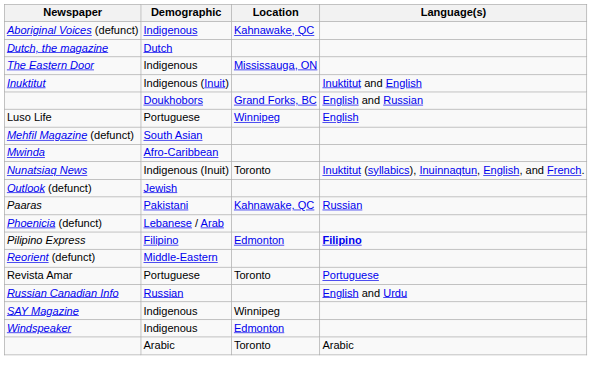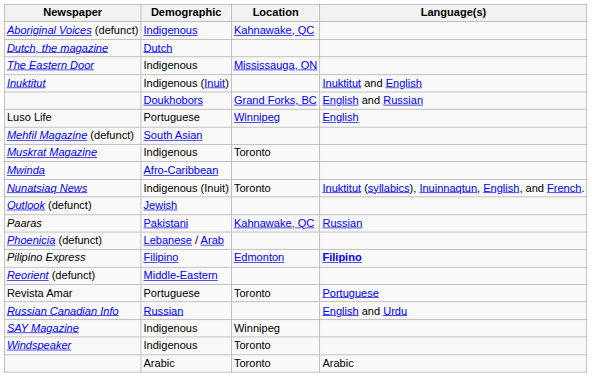+ row: (52, 153)
(259, 328) Edmonton -> (252, 345) Toronto
